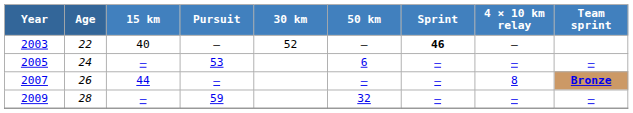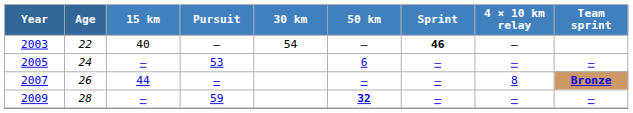(290, 45) 52 -> (290, 45) 54
(364, 99) normal -> (364, 99) bold
